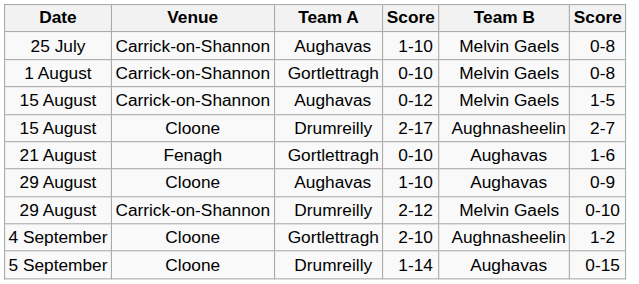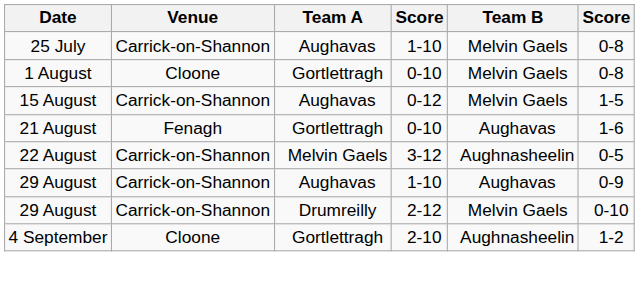(193, 73) Carrick-on-Shannon -> (193, 73) Cloone
- row: (58, 127)
+ row: (58, 155)
(193, 182) Cloone -> (193, 182) Carrick-on-Shannon
- row: (58, 264)
